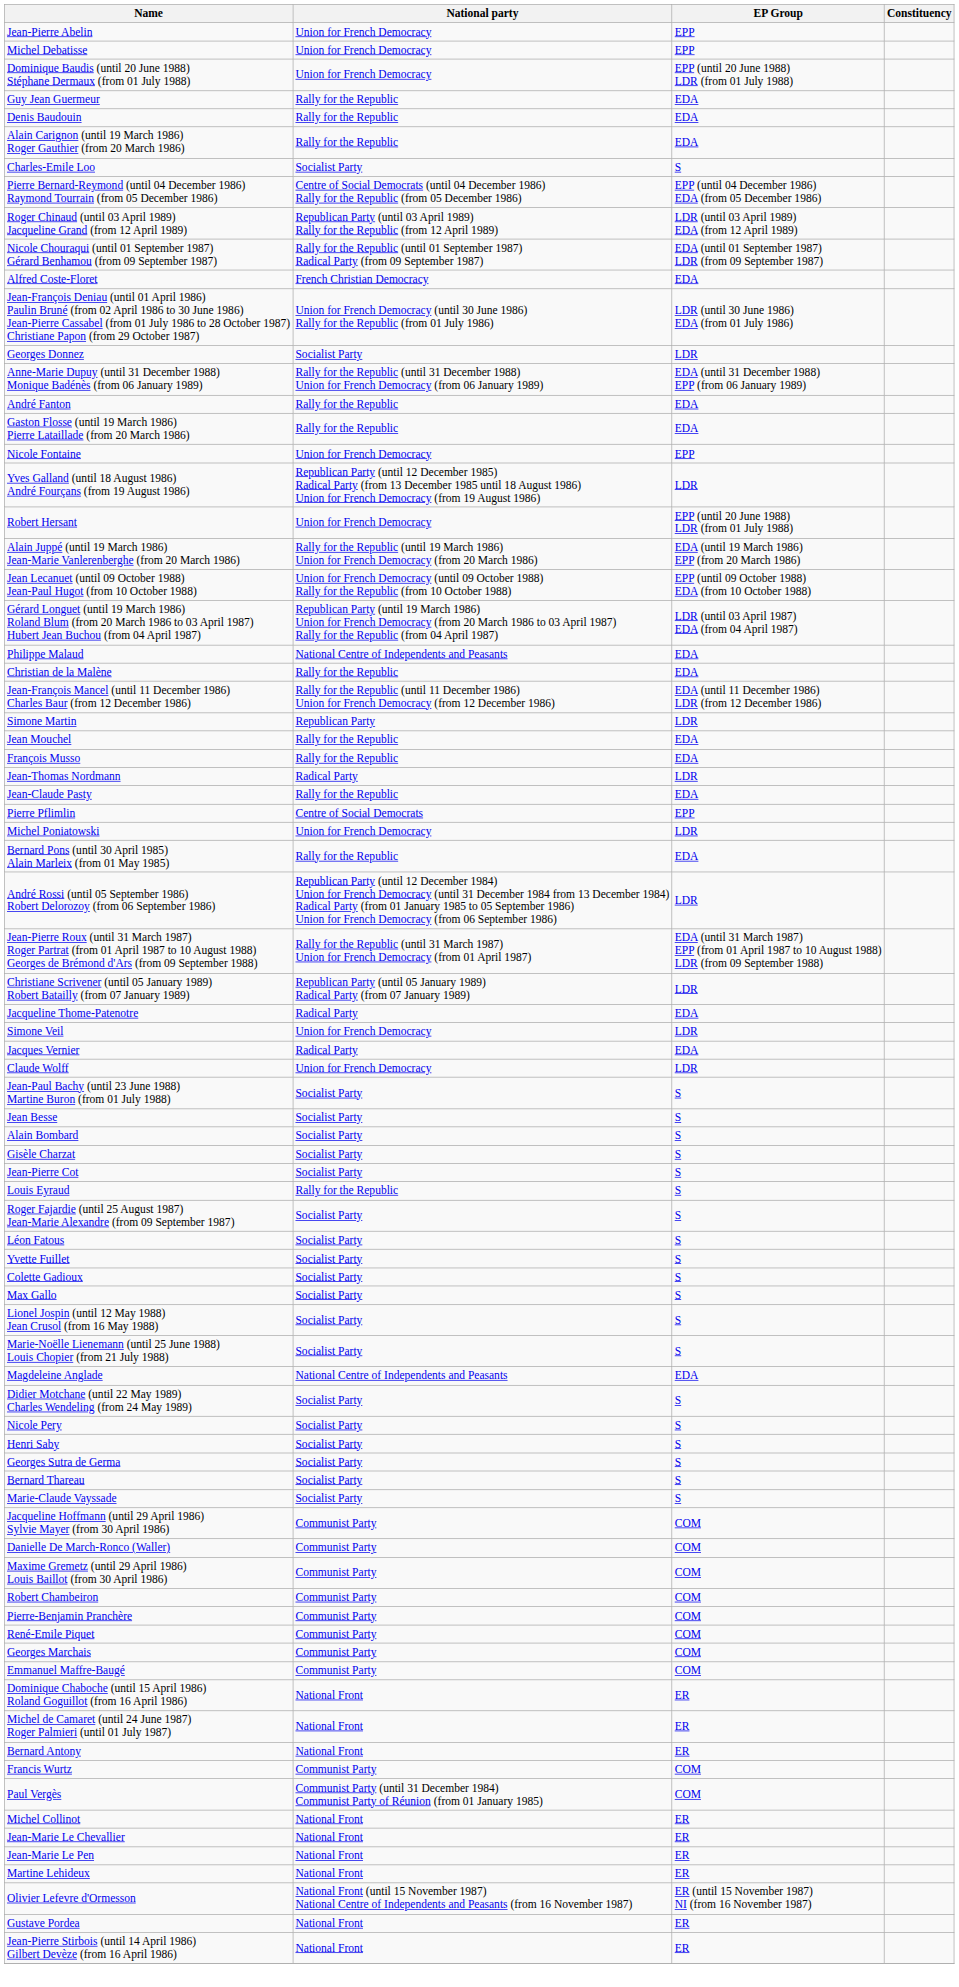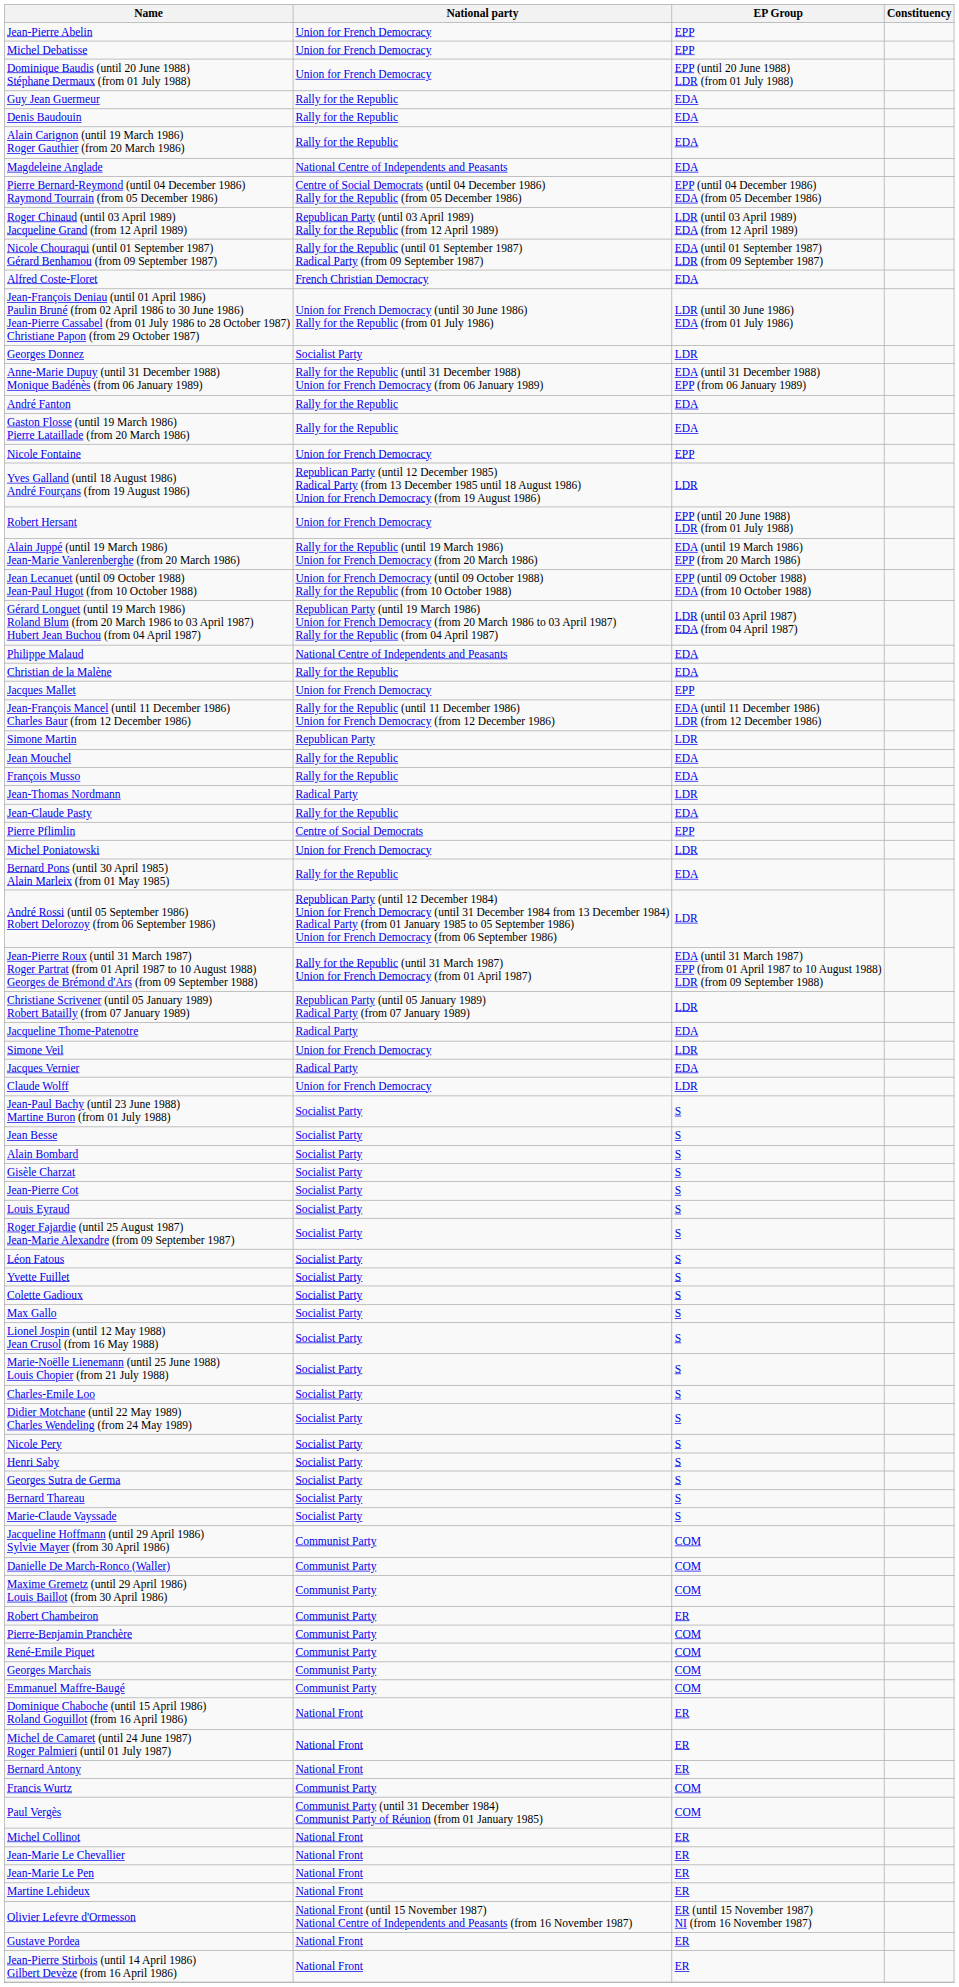rows swapped: (55, 1376) <-> (51, 167)
+ row: (41, 690)
(347, 1191) Rally for the Republic -> (329, 1209) Socialist Party
(688, 1597) COM -> (682, 1615) ER
